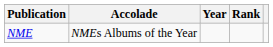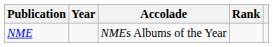columns swapped: (134, 14) <-> (215, 14)
